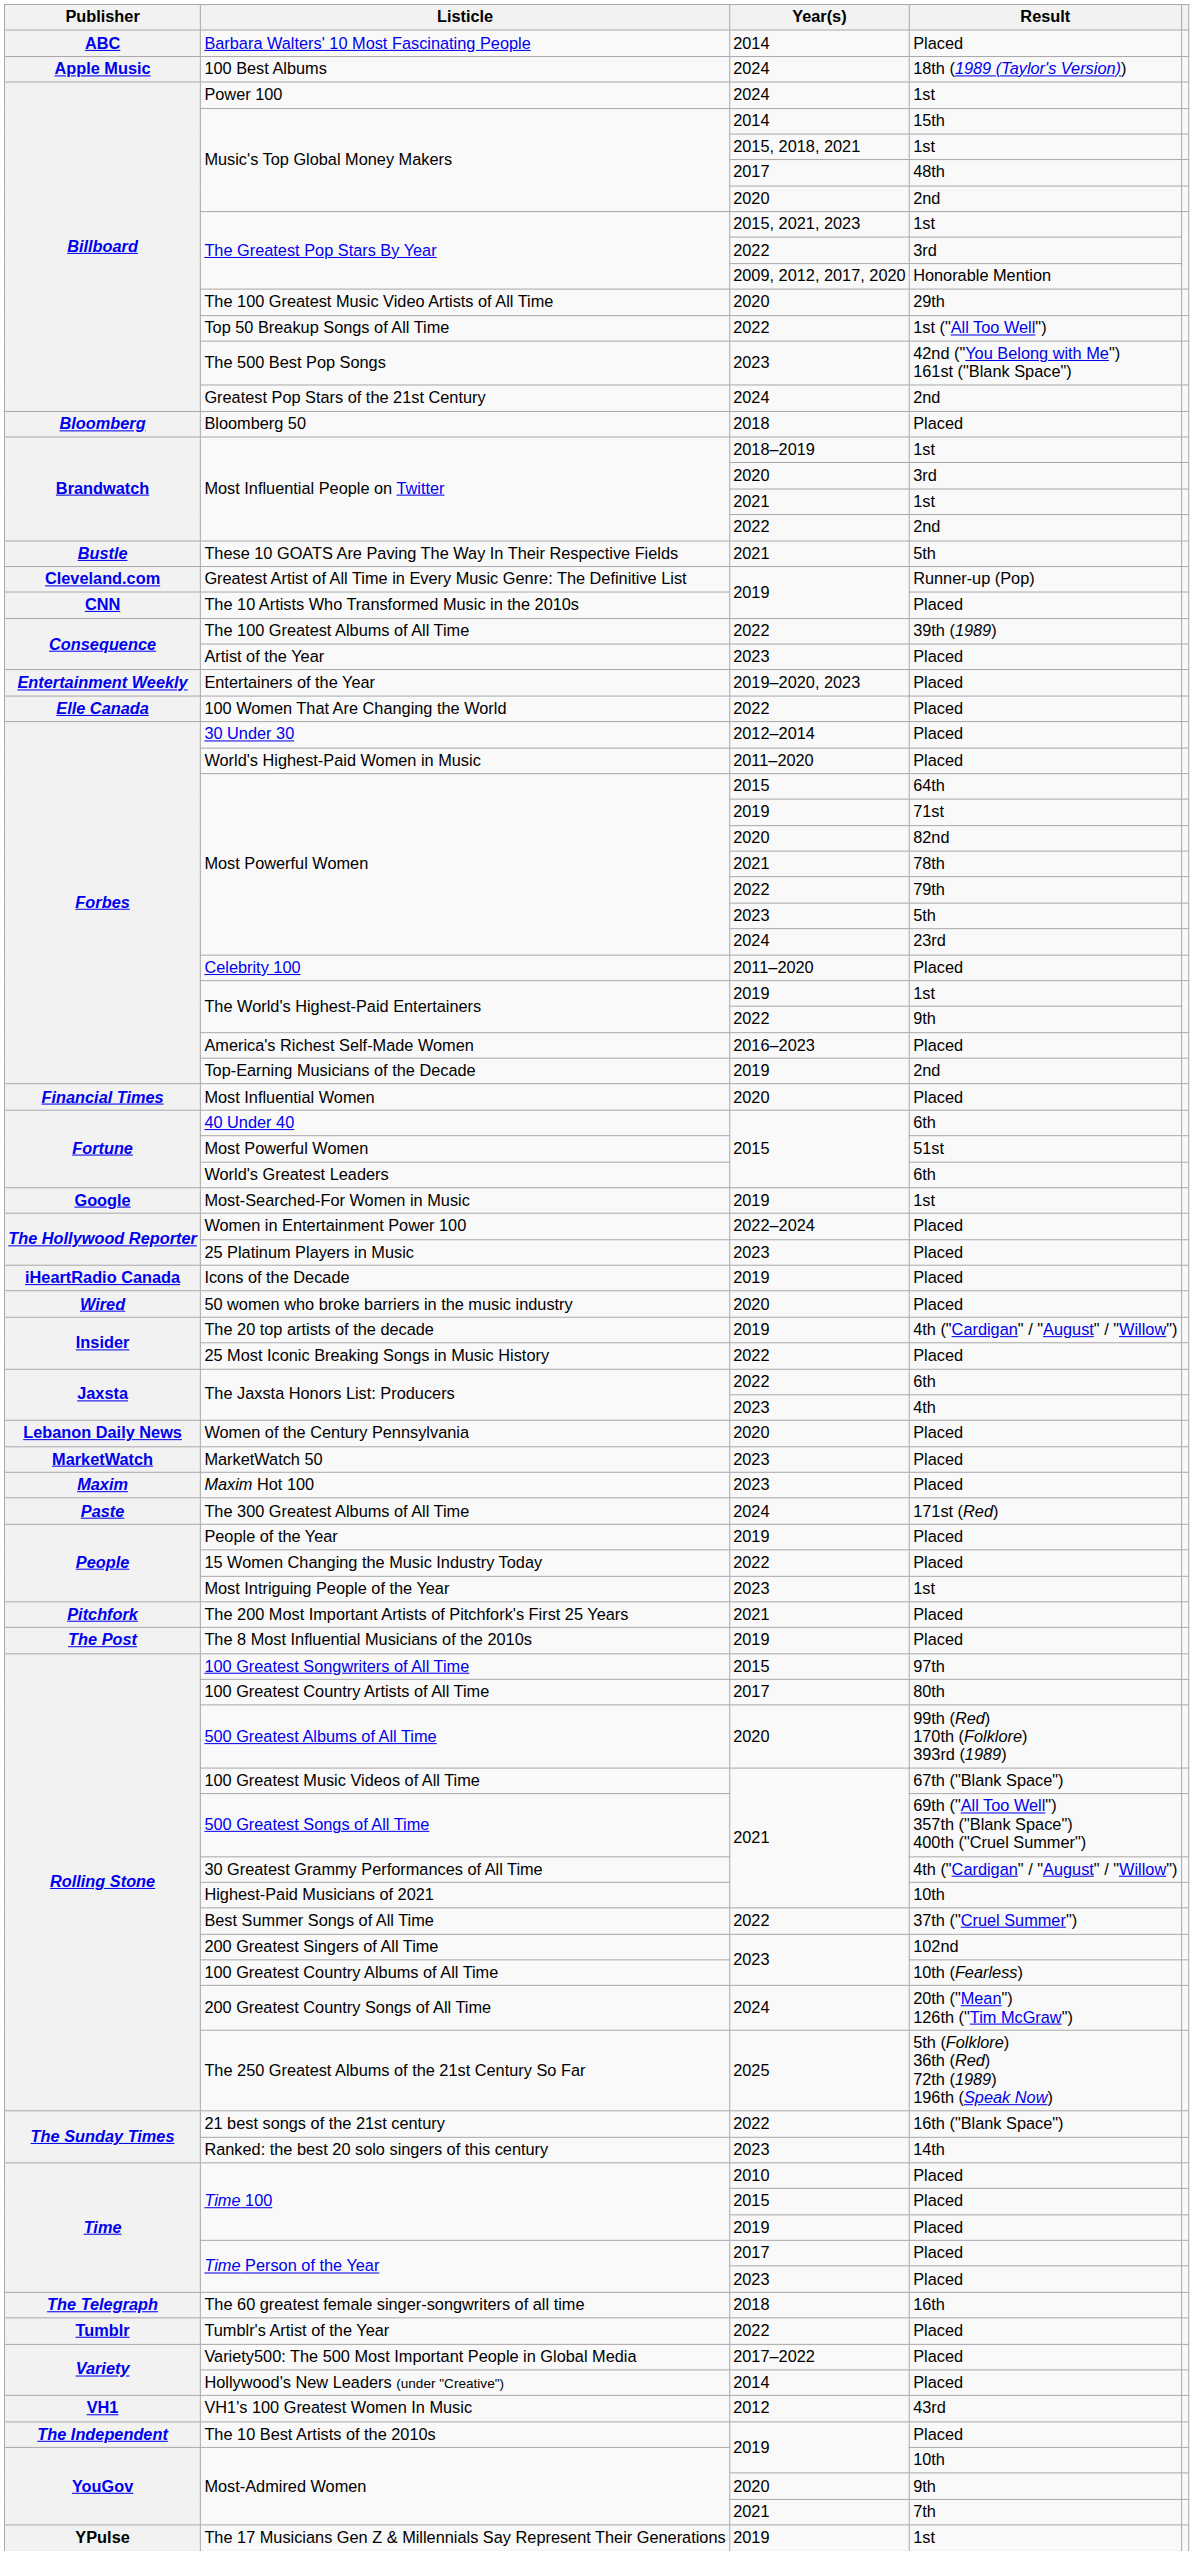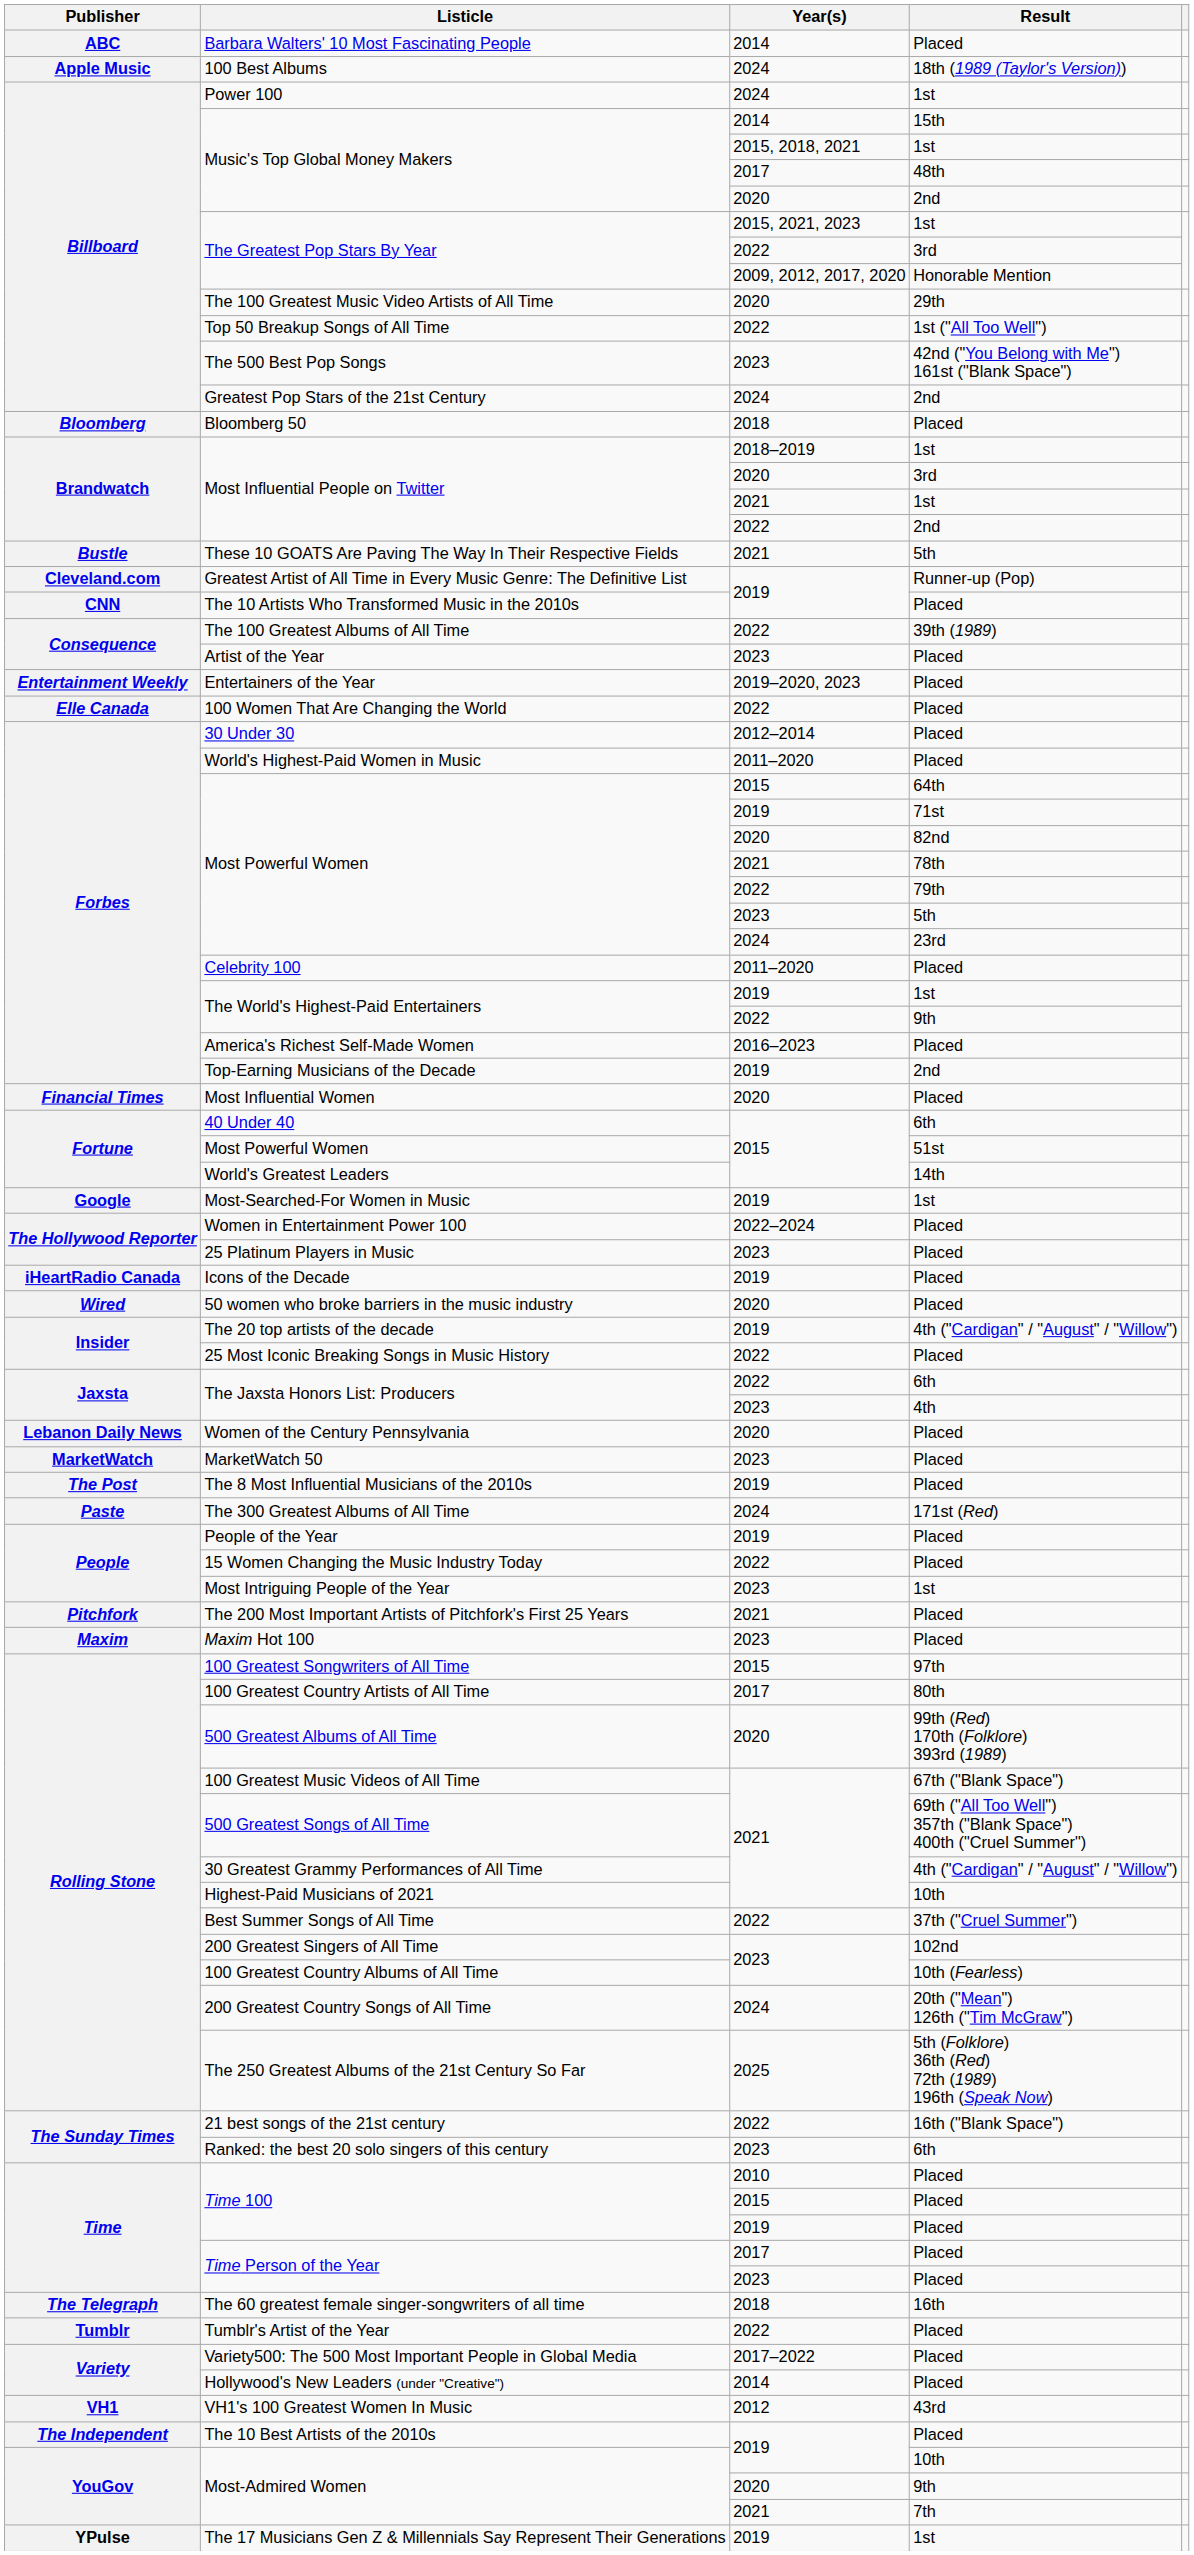(925, 1174) 6th -> (929, 1174) 14th
rows swapped: (259, 1485) <-> (368, 1640)
(929, 2149) 14th -> (925, 2149) 6th
